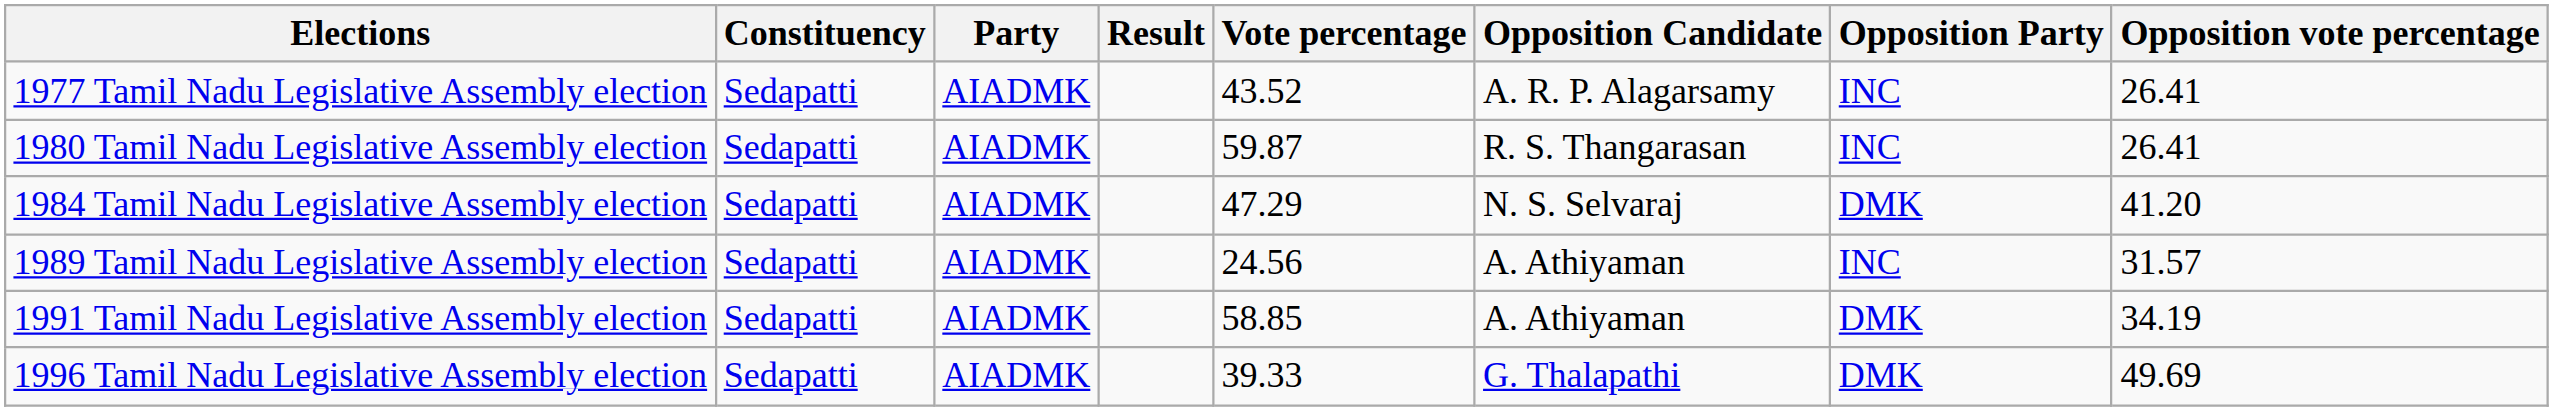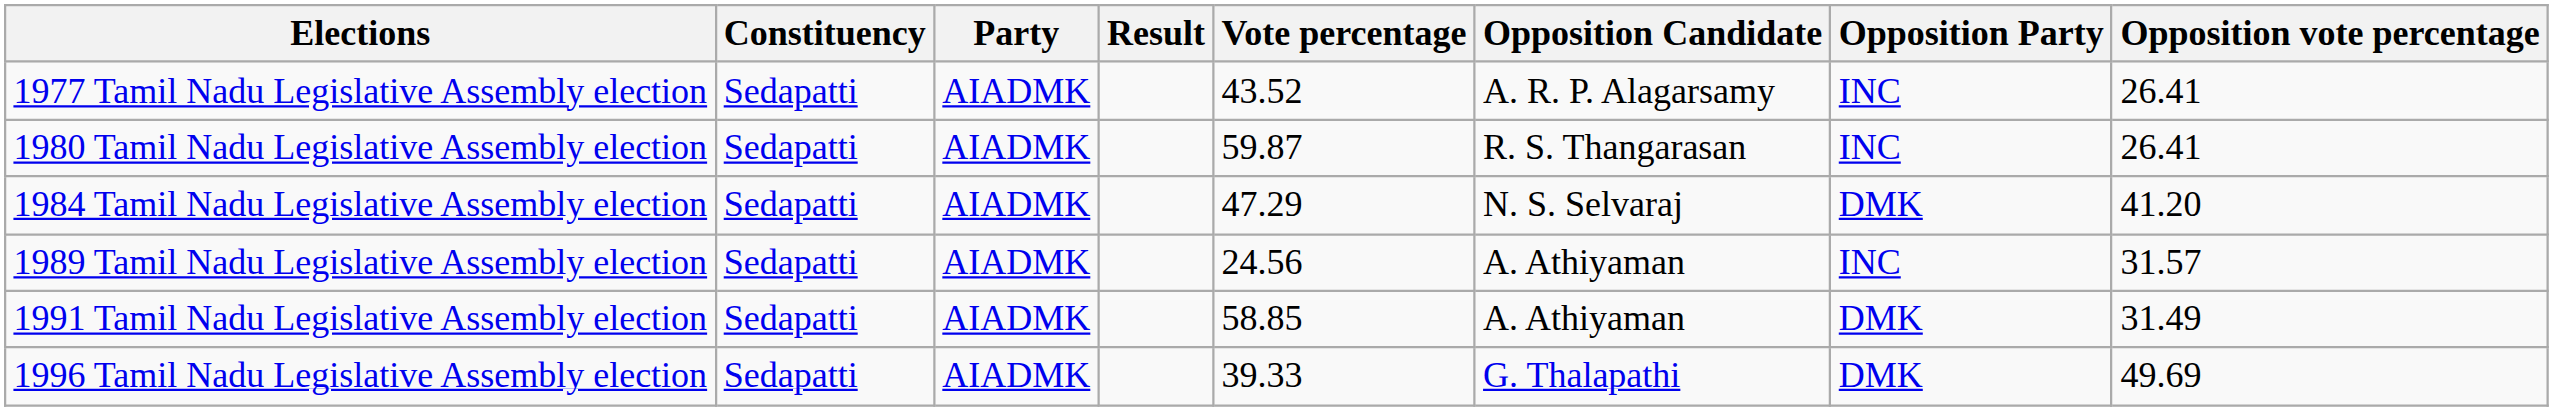(2161, 318) 34.19 -> (2161, 318) 31.49
